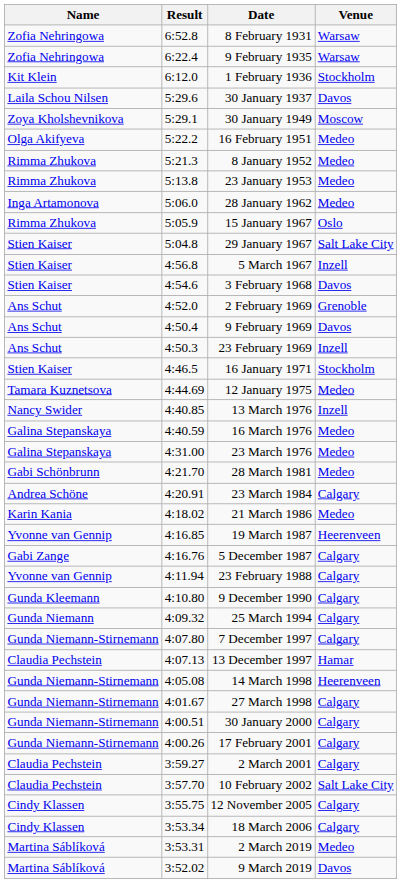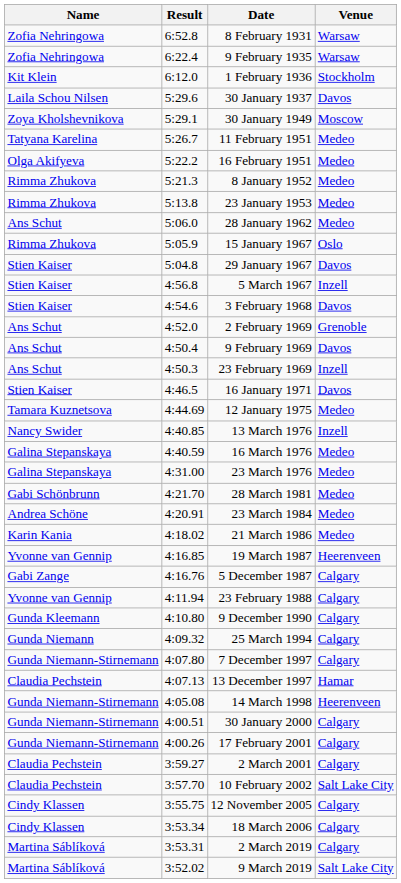+ row: (265, 139)
(53, 202) Inga Artamonova -> (35, 222) Ans Schut
(356, 243) Salt Lake City -> (335, 264) Davos
(346, 368) Stockholm -> (335, 389) Davos
(339, 493) Calgary -> (336, 514) Medeo
- row: (272, 701)
(336, 847) Medeo -> (339, 847) Calgary
(335, 868) Davos -> (356, 868) Salt Lake City
